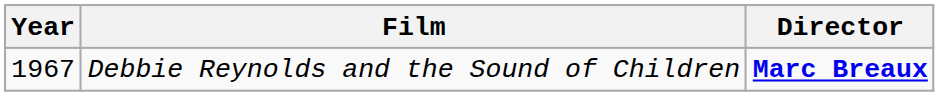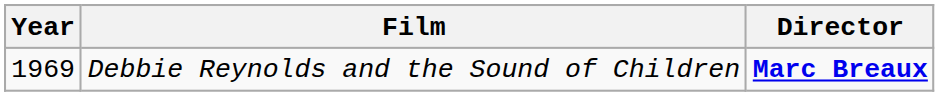(43, 70) 1967 -> (43, 70) 1969
